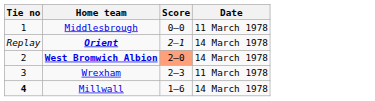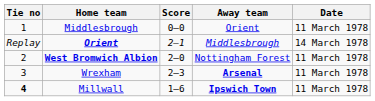+ column: (243, 12)
(176, 58) lightsalmon background -> (176, 58) no background
(231, 58) 14 March 1978 -> (332, 58) 11 March 1978
(231, 88) 14 March 1978 -> (332, 88) 11 March 1978
